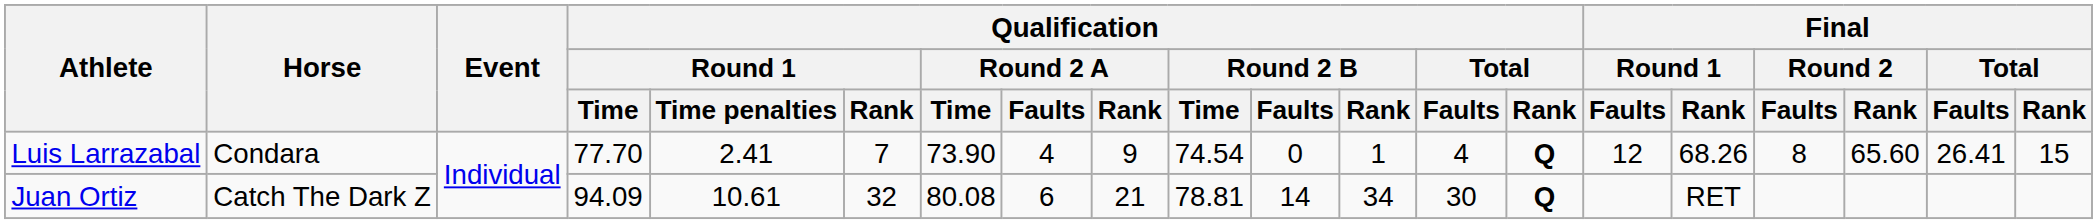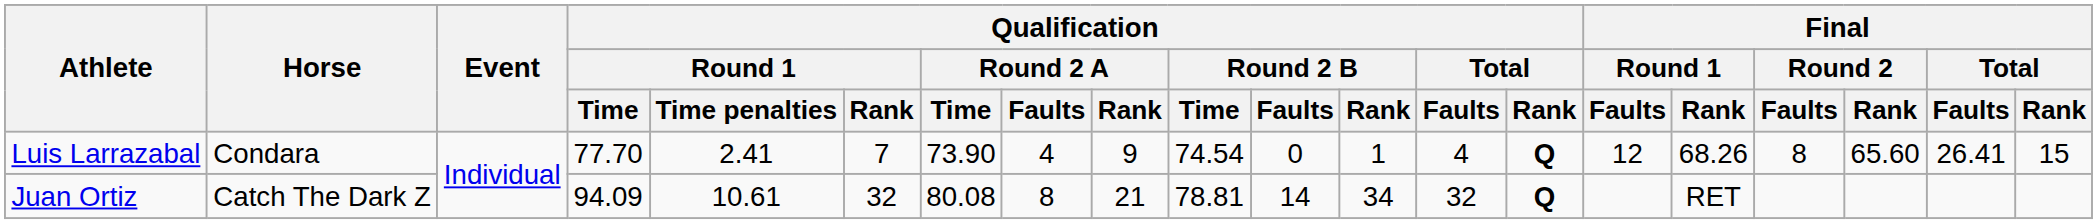(1047, 197) 6 -> (1047, 197) 8
(1461, 197) 30 -> (1461, 197) 32
